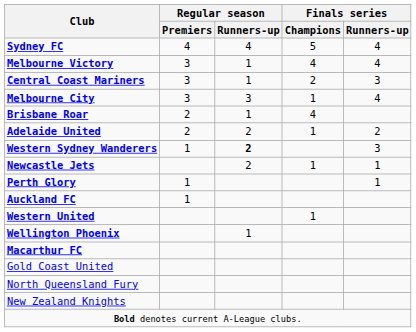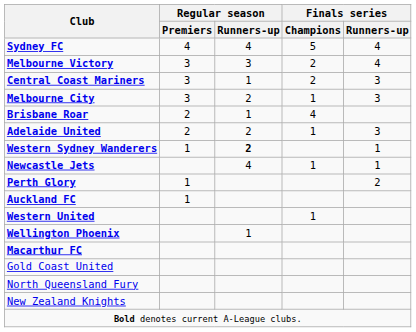(248, 64) 1 -> (248, 64) 3
(313, 64) 4 -> (313, 64) 2
(248, 98) 3 -> (248, 98) 2
(377, 98) 4 -> (377, 98) 3
(377, 132) 2 -> (377, 132) 3
(377, 148) 3 -> (377, 148) 1
(248, 165) 2 -> (248, 165) 4
(377, 182) 1 -> (377, 182) 2
